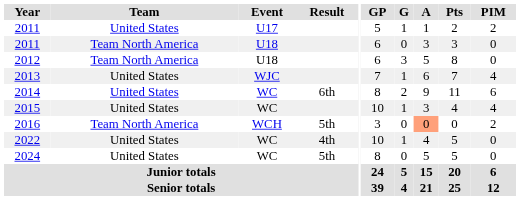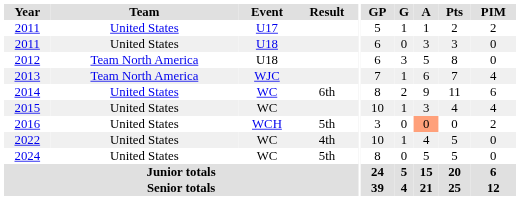(144, 44) Team North America -> (144, 44) United States
(144, 76) United States -> (144, 76) Team North America
(144, 124) Team North America -> (144, 124) United States
